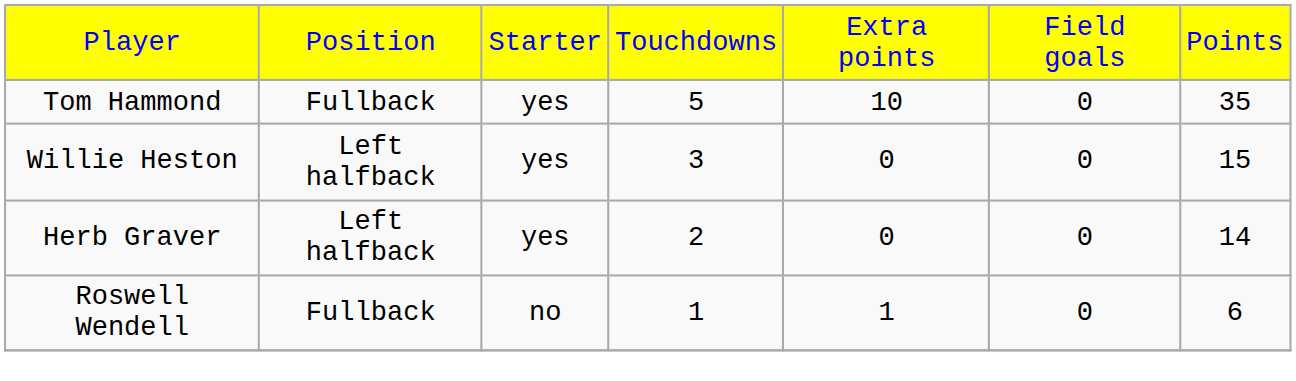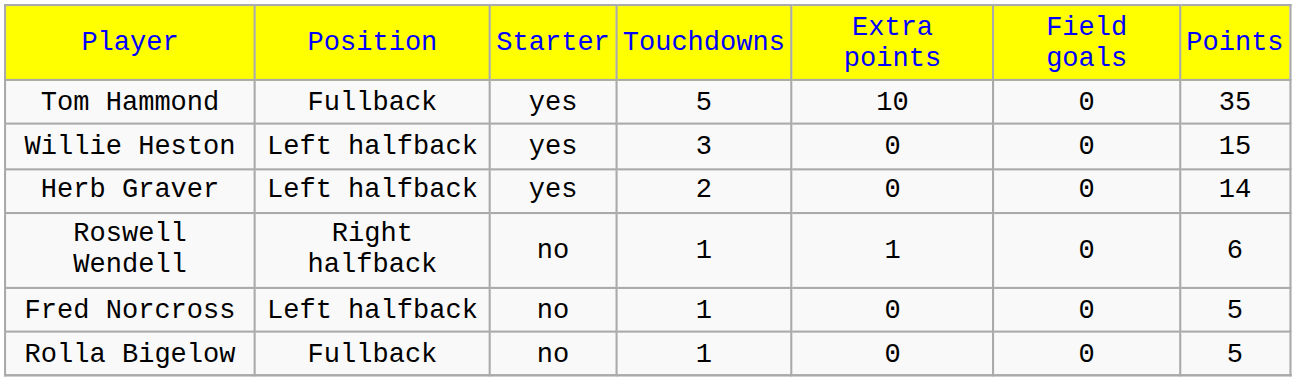(371, 313) Fullback -> (372, 250) Right halfback
+ row: (130, 310)
+ row: (130, 354)
